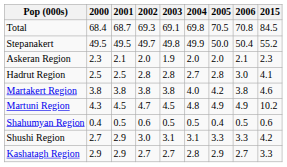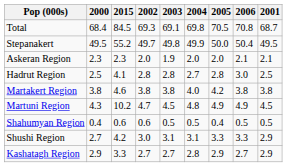columns swapped: (123, 12) <-> (270, 12)
